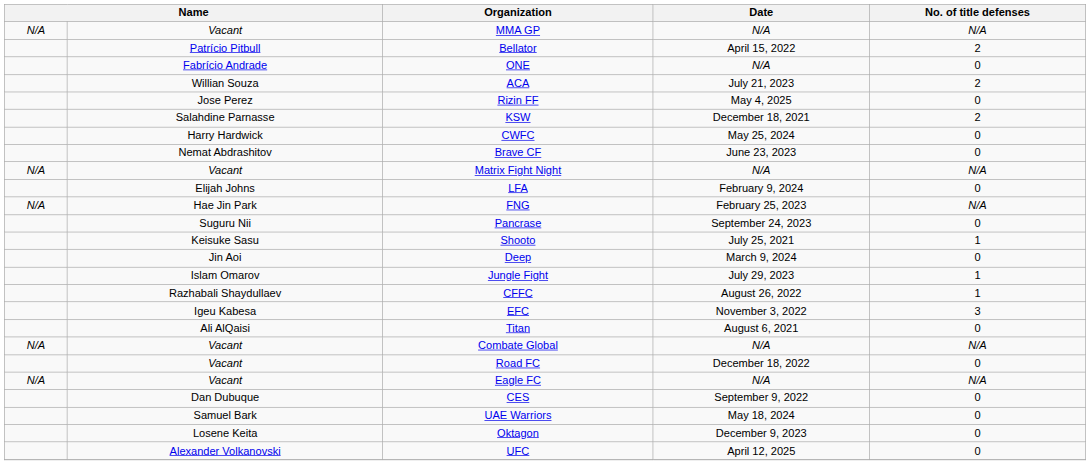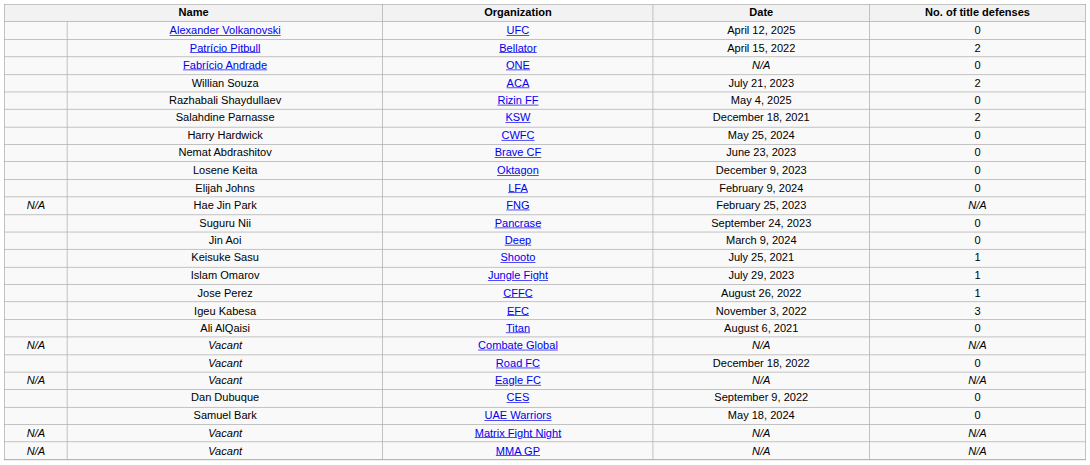rows swapped: (518, 450) <-> (518, 30)
(225, 100) Jose Perez -> (225, 100) Razhabali Shaydullaev
rows swapped: (518, 433) <-> (518, 170)
rows swapped: (518, 258) <-> (518, 240)
(225, 293) Razhabali Shaydullaev -> (225, 293) Jose Perez
